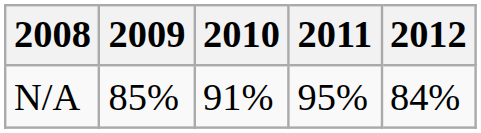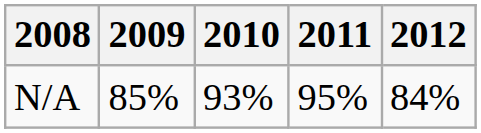(238, 95) 91% -> (238, 95) 93%
